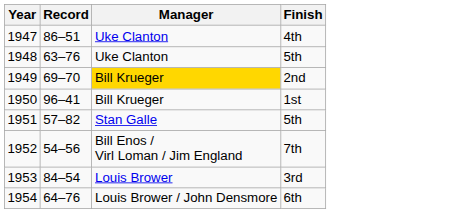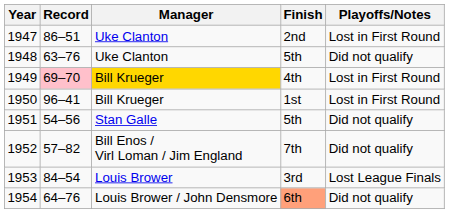+ column: (385, 15)
(293, 36) 4th -> (295, 36) 2nd
(62, 78) no background -> (62, 78) pink background
(295, 78) 2nd -> (293, 78) 4th
(62, 120) 57–82 -> (62, 120) 54–56
(62, 148) 54–56 -> (62, 148) 57–82
(293, 198) no background -> (293, 198) lightsalmon background
